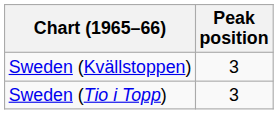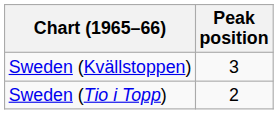(234, 94) 3 -> (234, 94) 2
